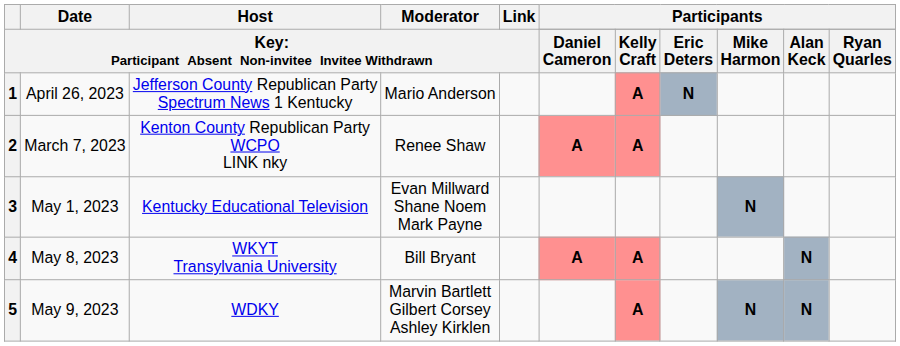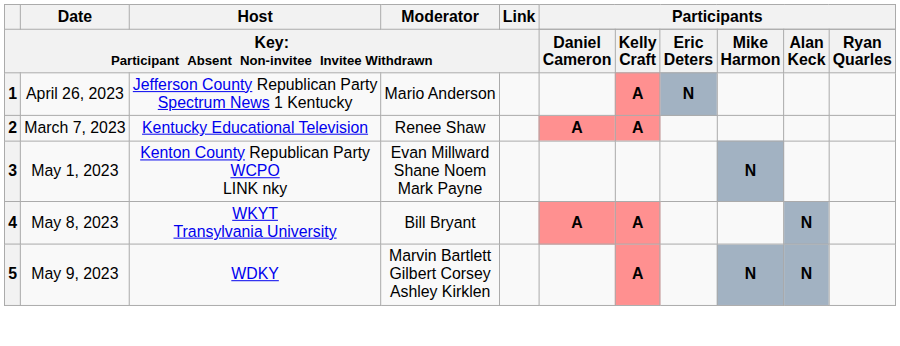(255, 145) Kenton County Republican Party WCPO LINK nky -> (255, 128) Kentucky Educational Television
(255, 206) Kentucky Educational Television -> (255, 171) Kenton County Republican Party WCPO LINK nky
